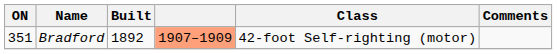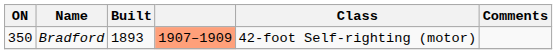(20, 38) 351 -> (20, 38) 350
(127, 38) 1892 -> (127, 38) 1893
